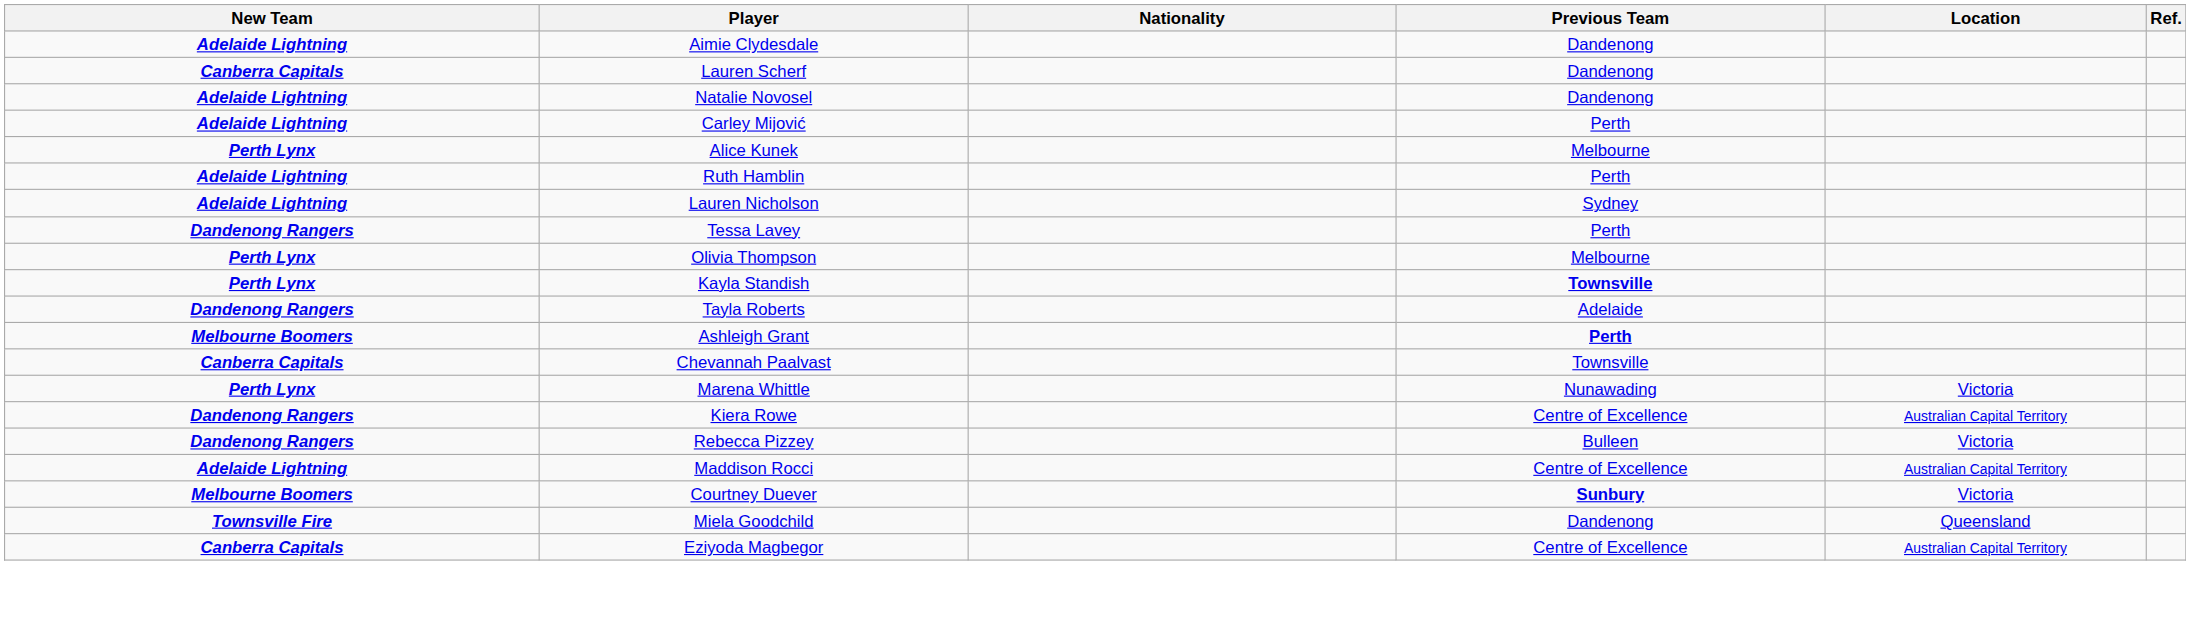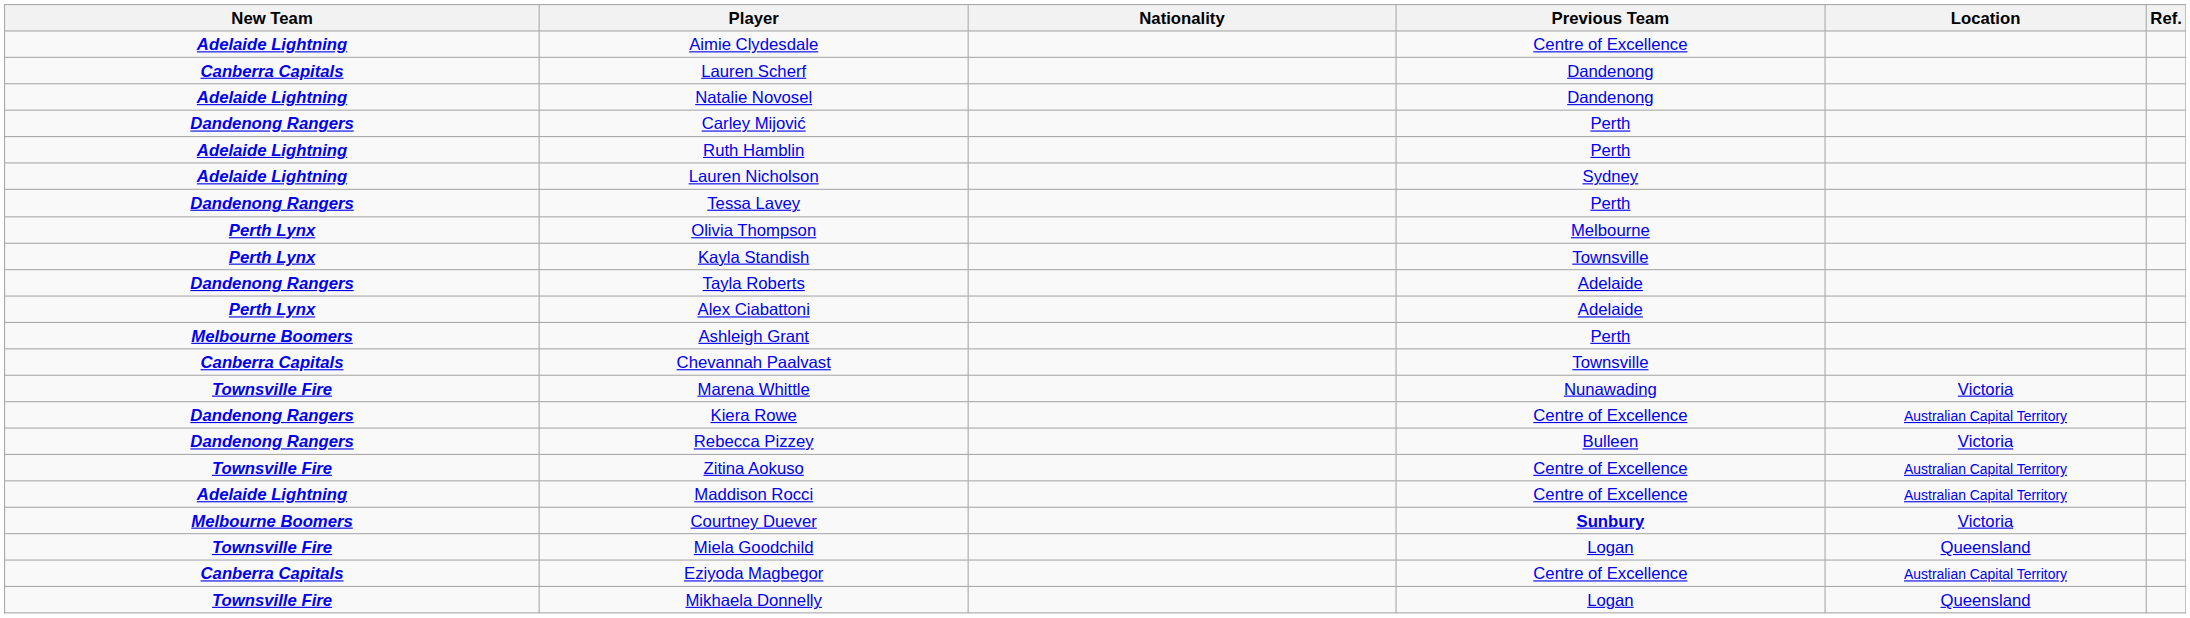(1610, 44) Dandenong -> (1610, 44) Centre of Excellence
(272, 124) Adelaide Lightning -> (272, 124) Dandenong Rangers
- row: (754, 150)
(1610, 283) bold -> (1610, 256) normal
+ row: (754, 309)
(1610, 336) bold -> (1610, 336) normal
(272, 389) Perth Lynx -> (272, 389) Townsville Fire
+ row: (754, 468)
(1610, 521) Dandenong -> (1610, 547) Logan
+ row: (754, 600)
